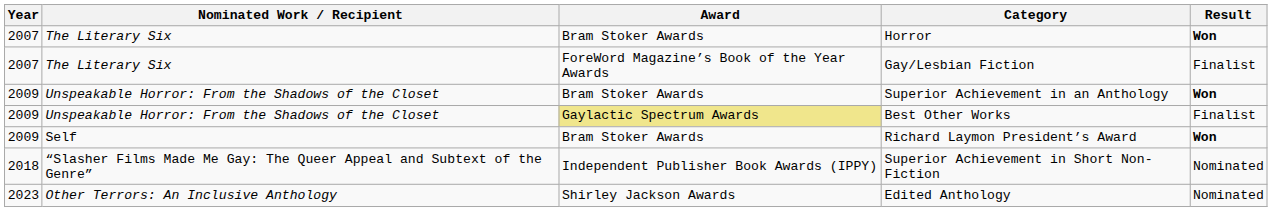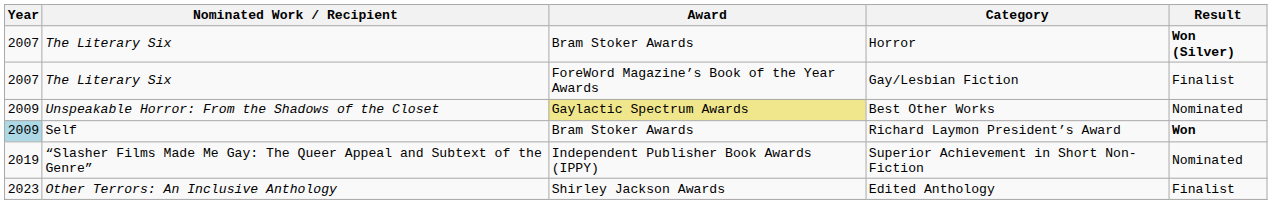(1205, 37) Won -> (1203, 44) Won (Silver)
- row: (1026, 95)
(1224, 116) Finalist -> (1207, 110) Nominated
(23, 137) no background -> (23, 131) lightblue background
(23, 166) 2018 -> (23, 160) 2019
(1228, 195) Nominated -> (1203, 189) Finalist
